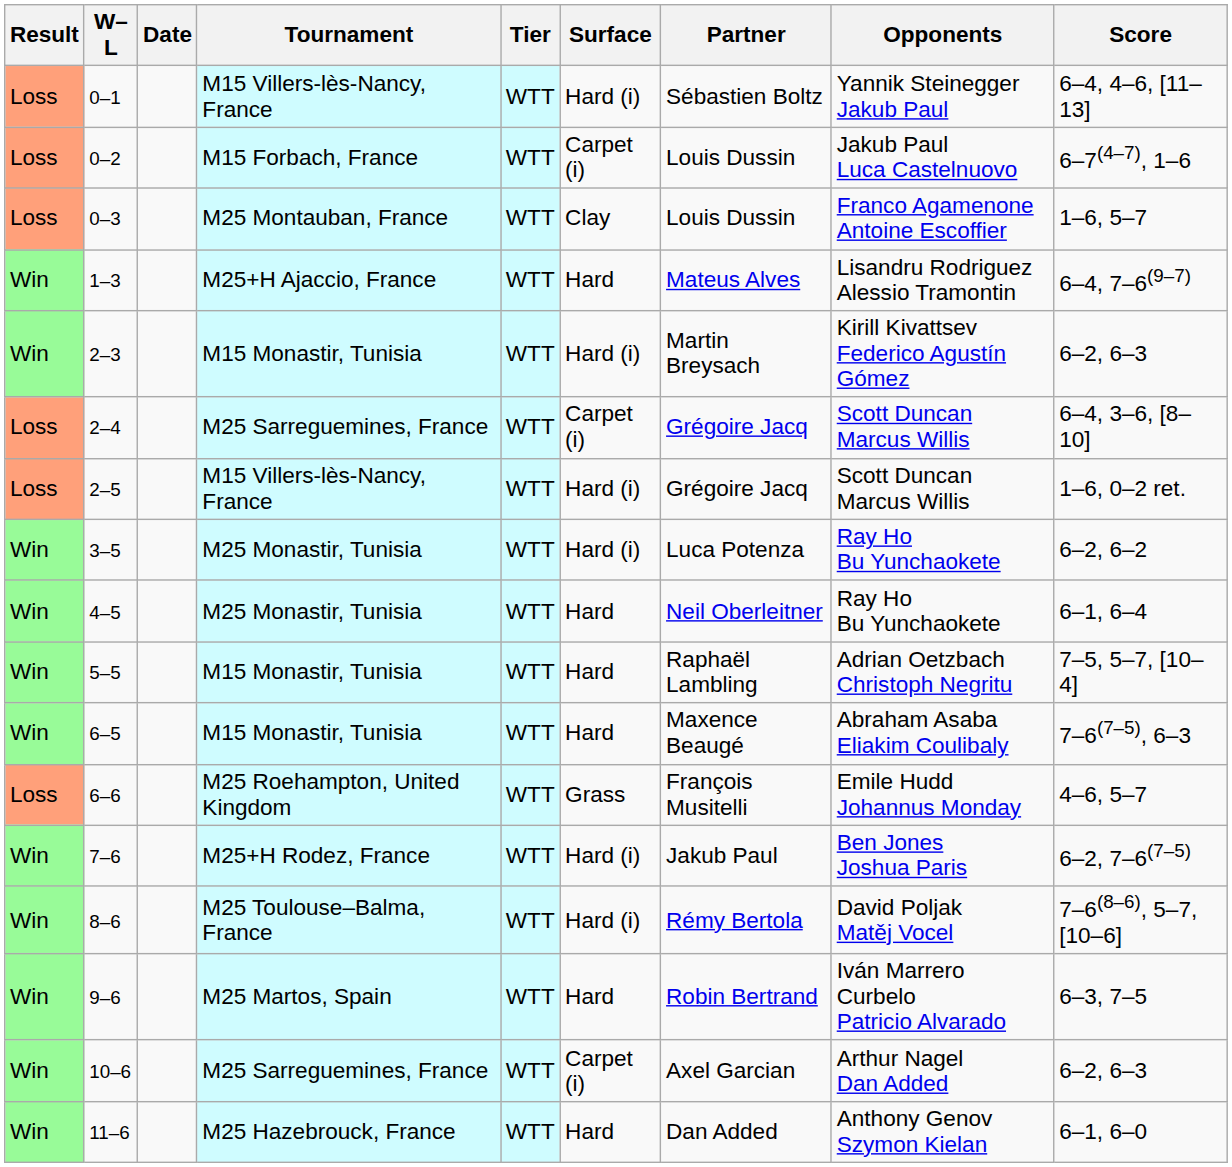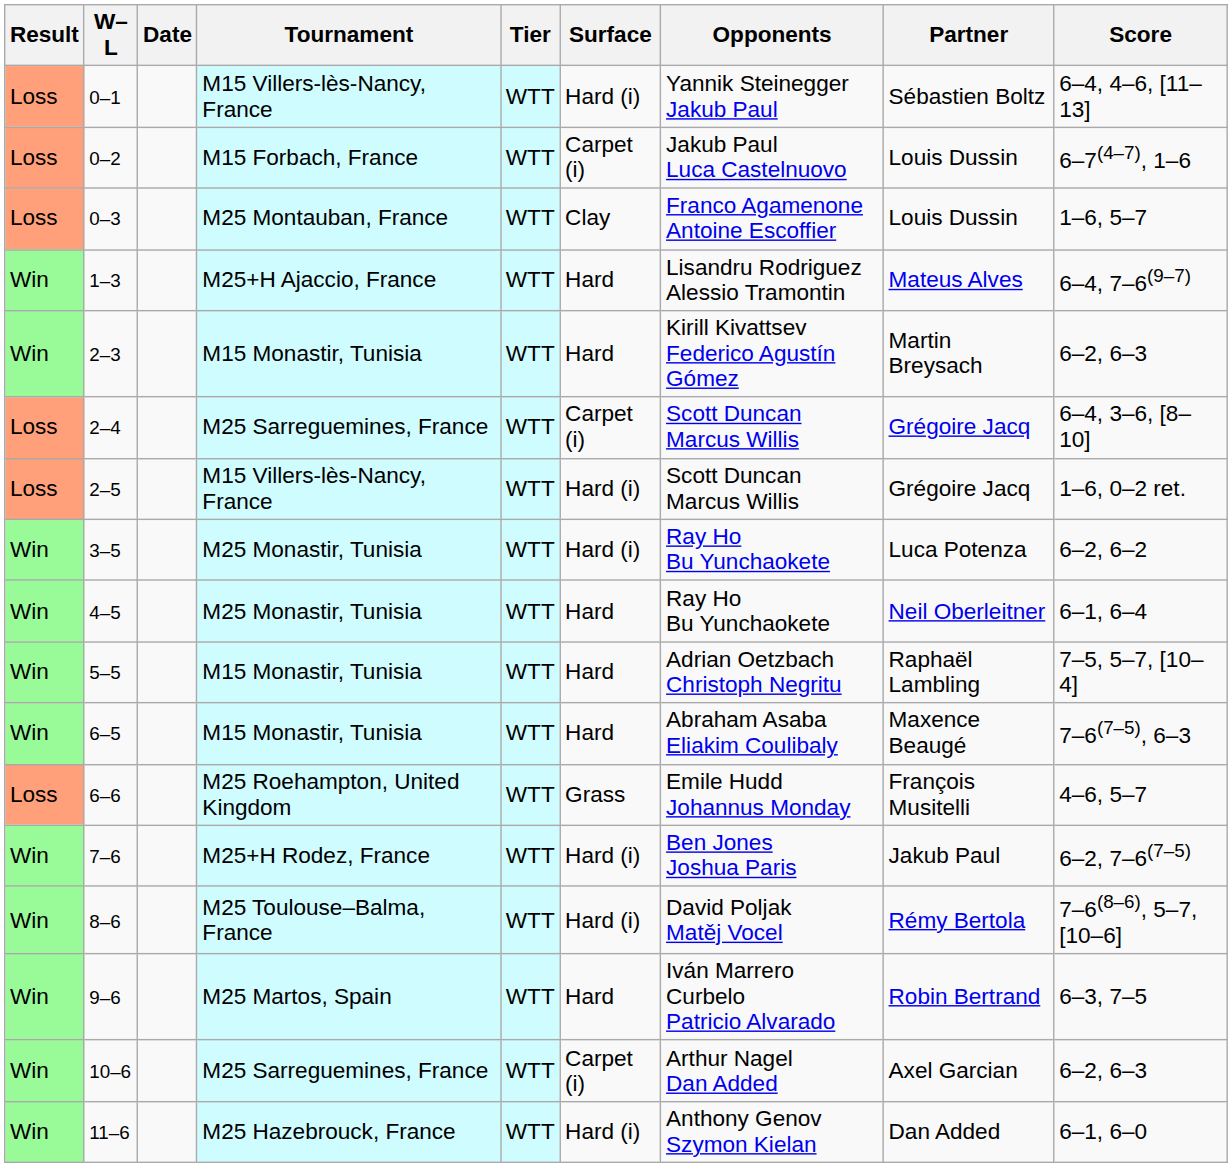columns swapped: (746, 35) <-> (943, 35)
(603, 353) Hard (i) -> (590, 353) Hard
(590, 1131) Hard -> (603, 1131) Hard (i)
